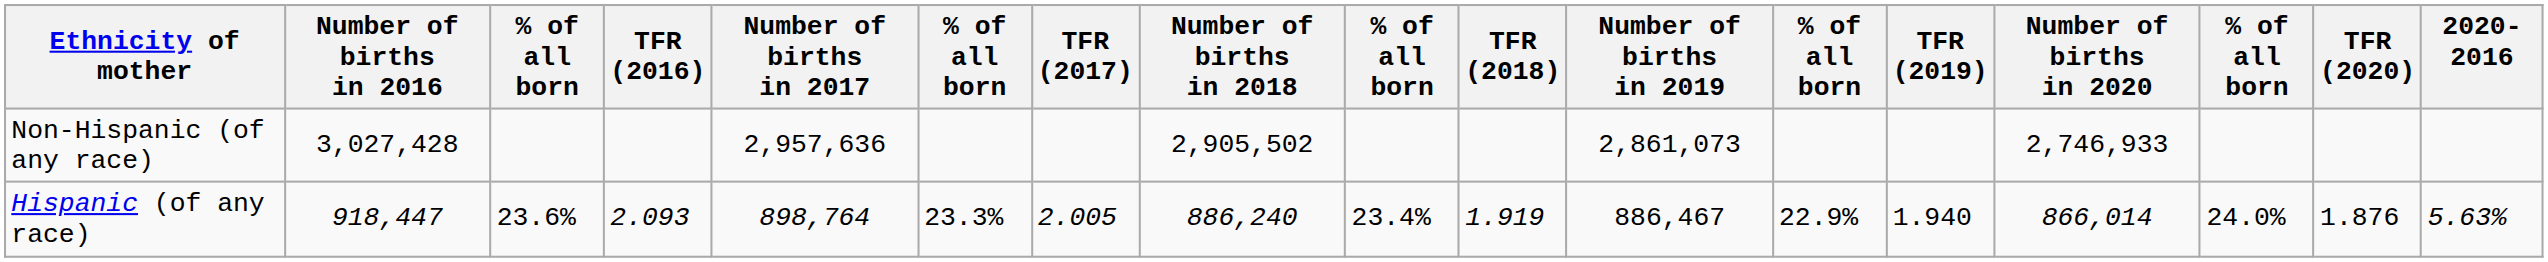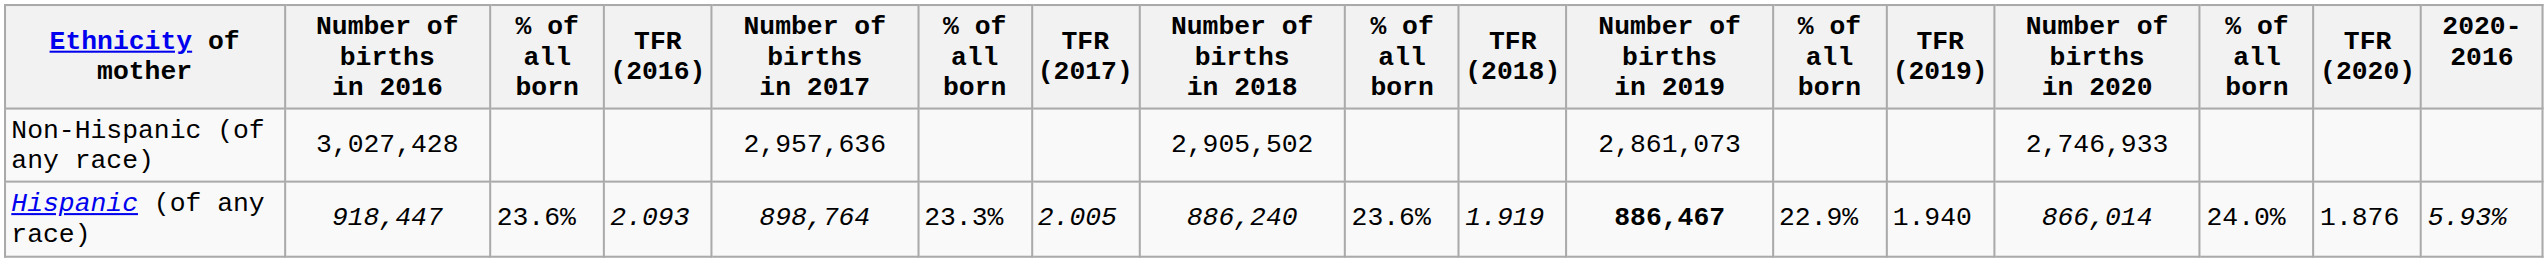(1391, 219) 23.4% -> (1391, 219) 23.6%
(1670, 219) normal -> (1670, 219) bold
(2467, 219) 5.63% -> (2467, 219) 5.93%
